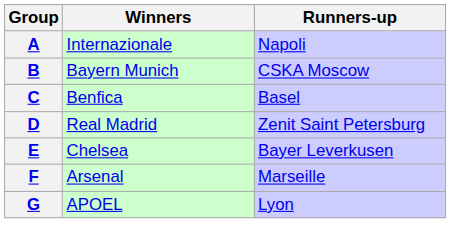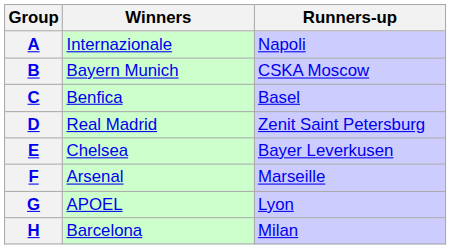+ row: (34, 230)
